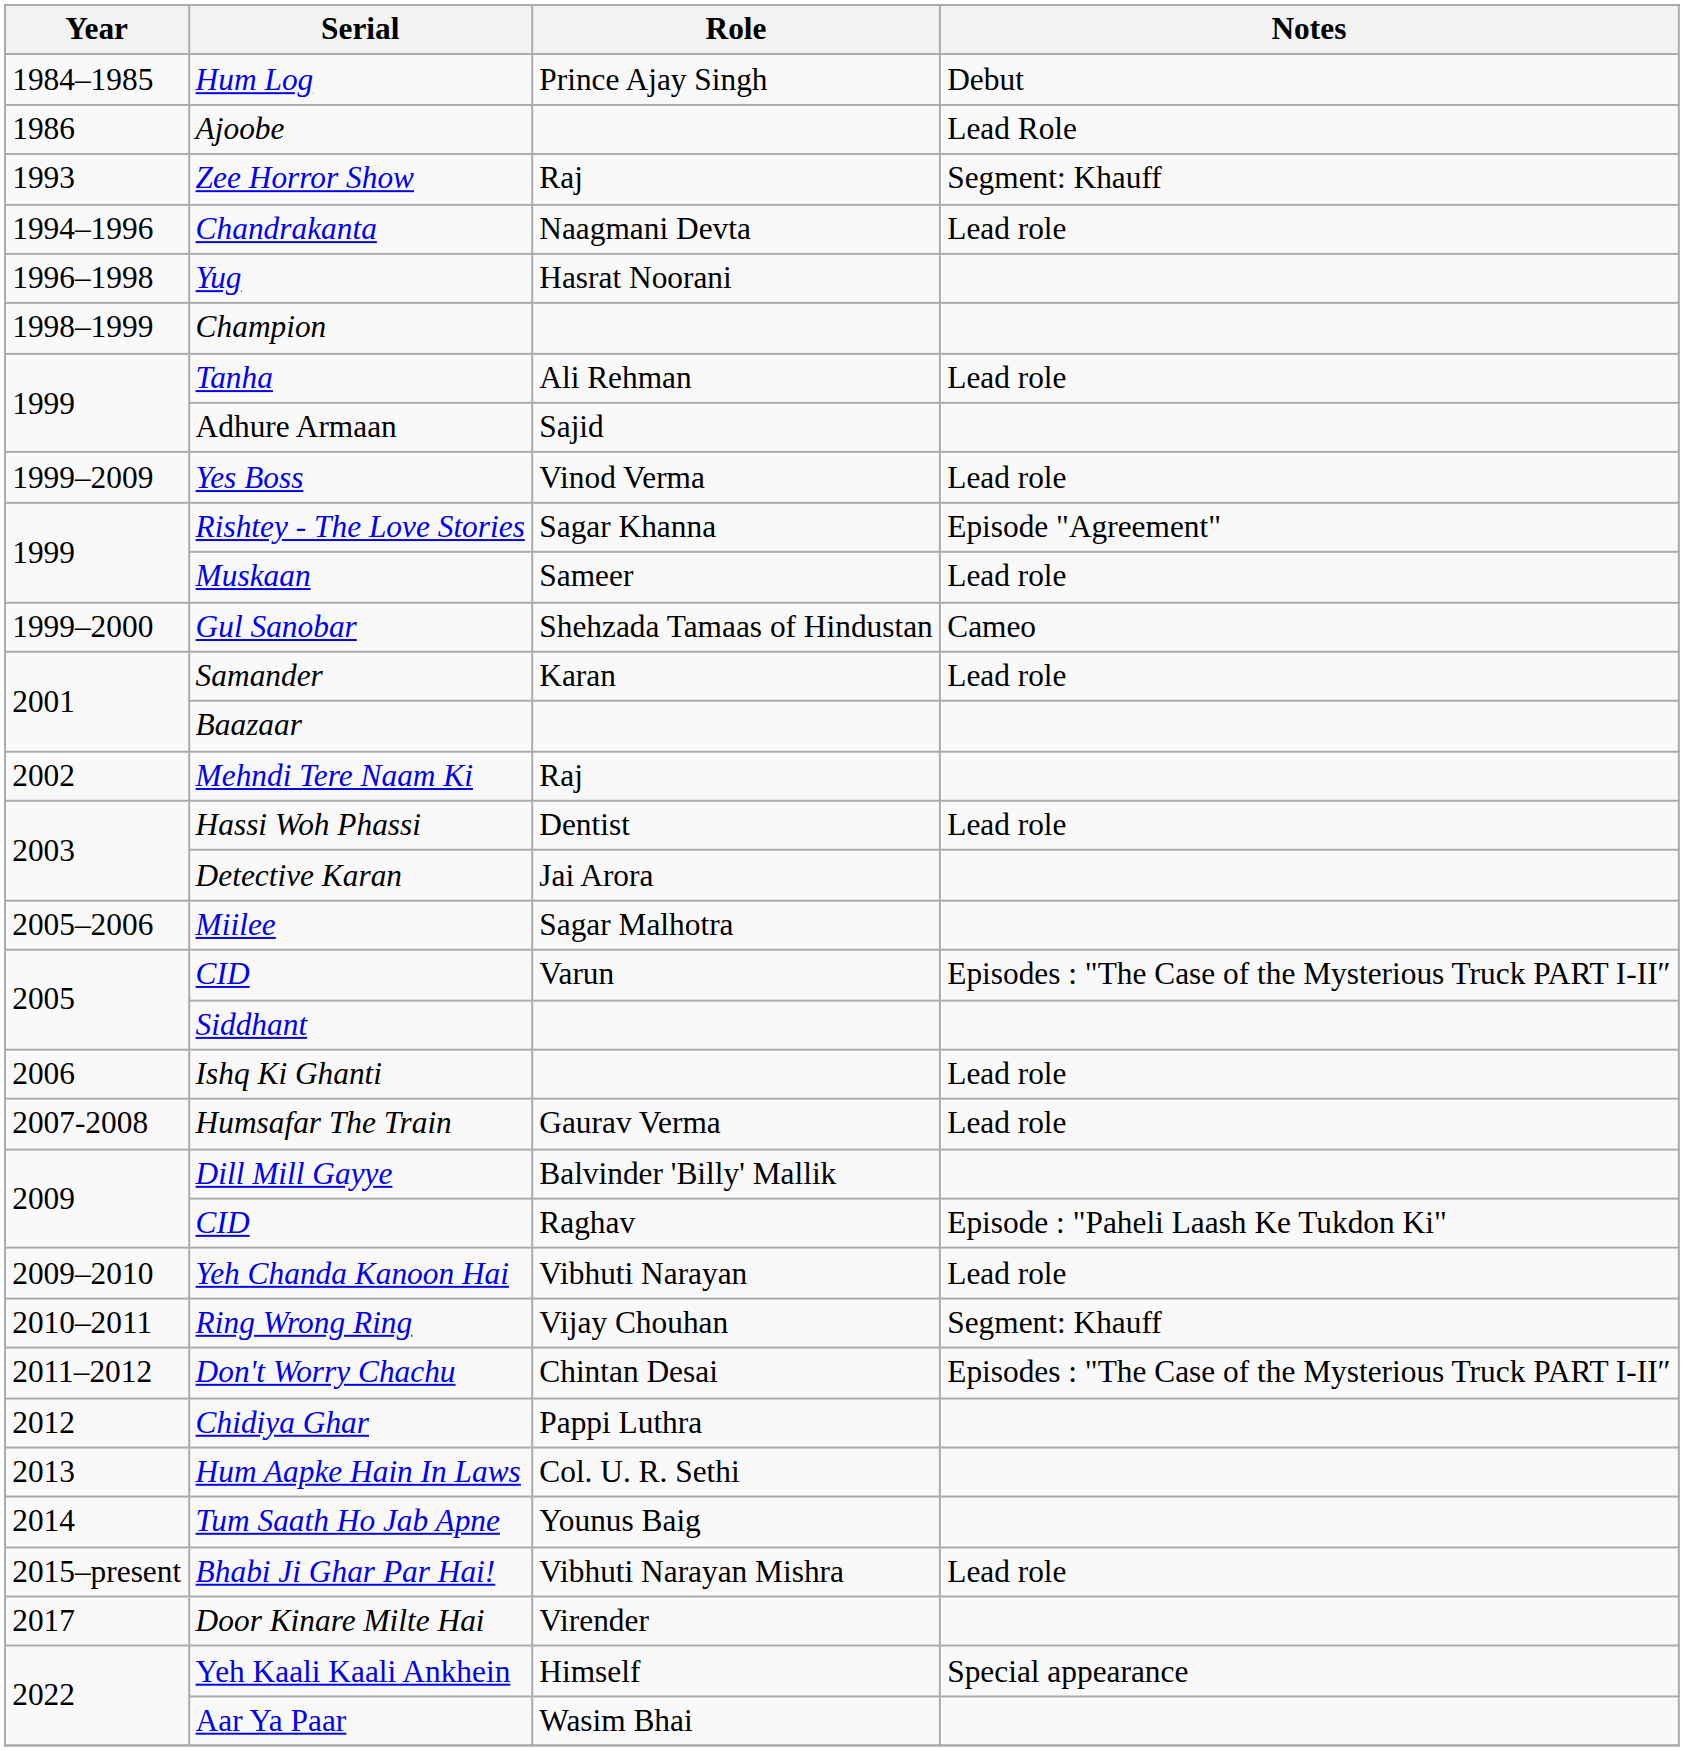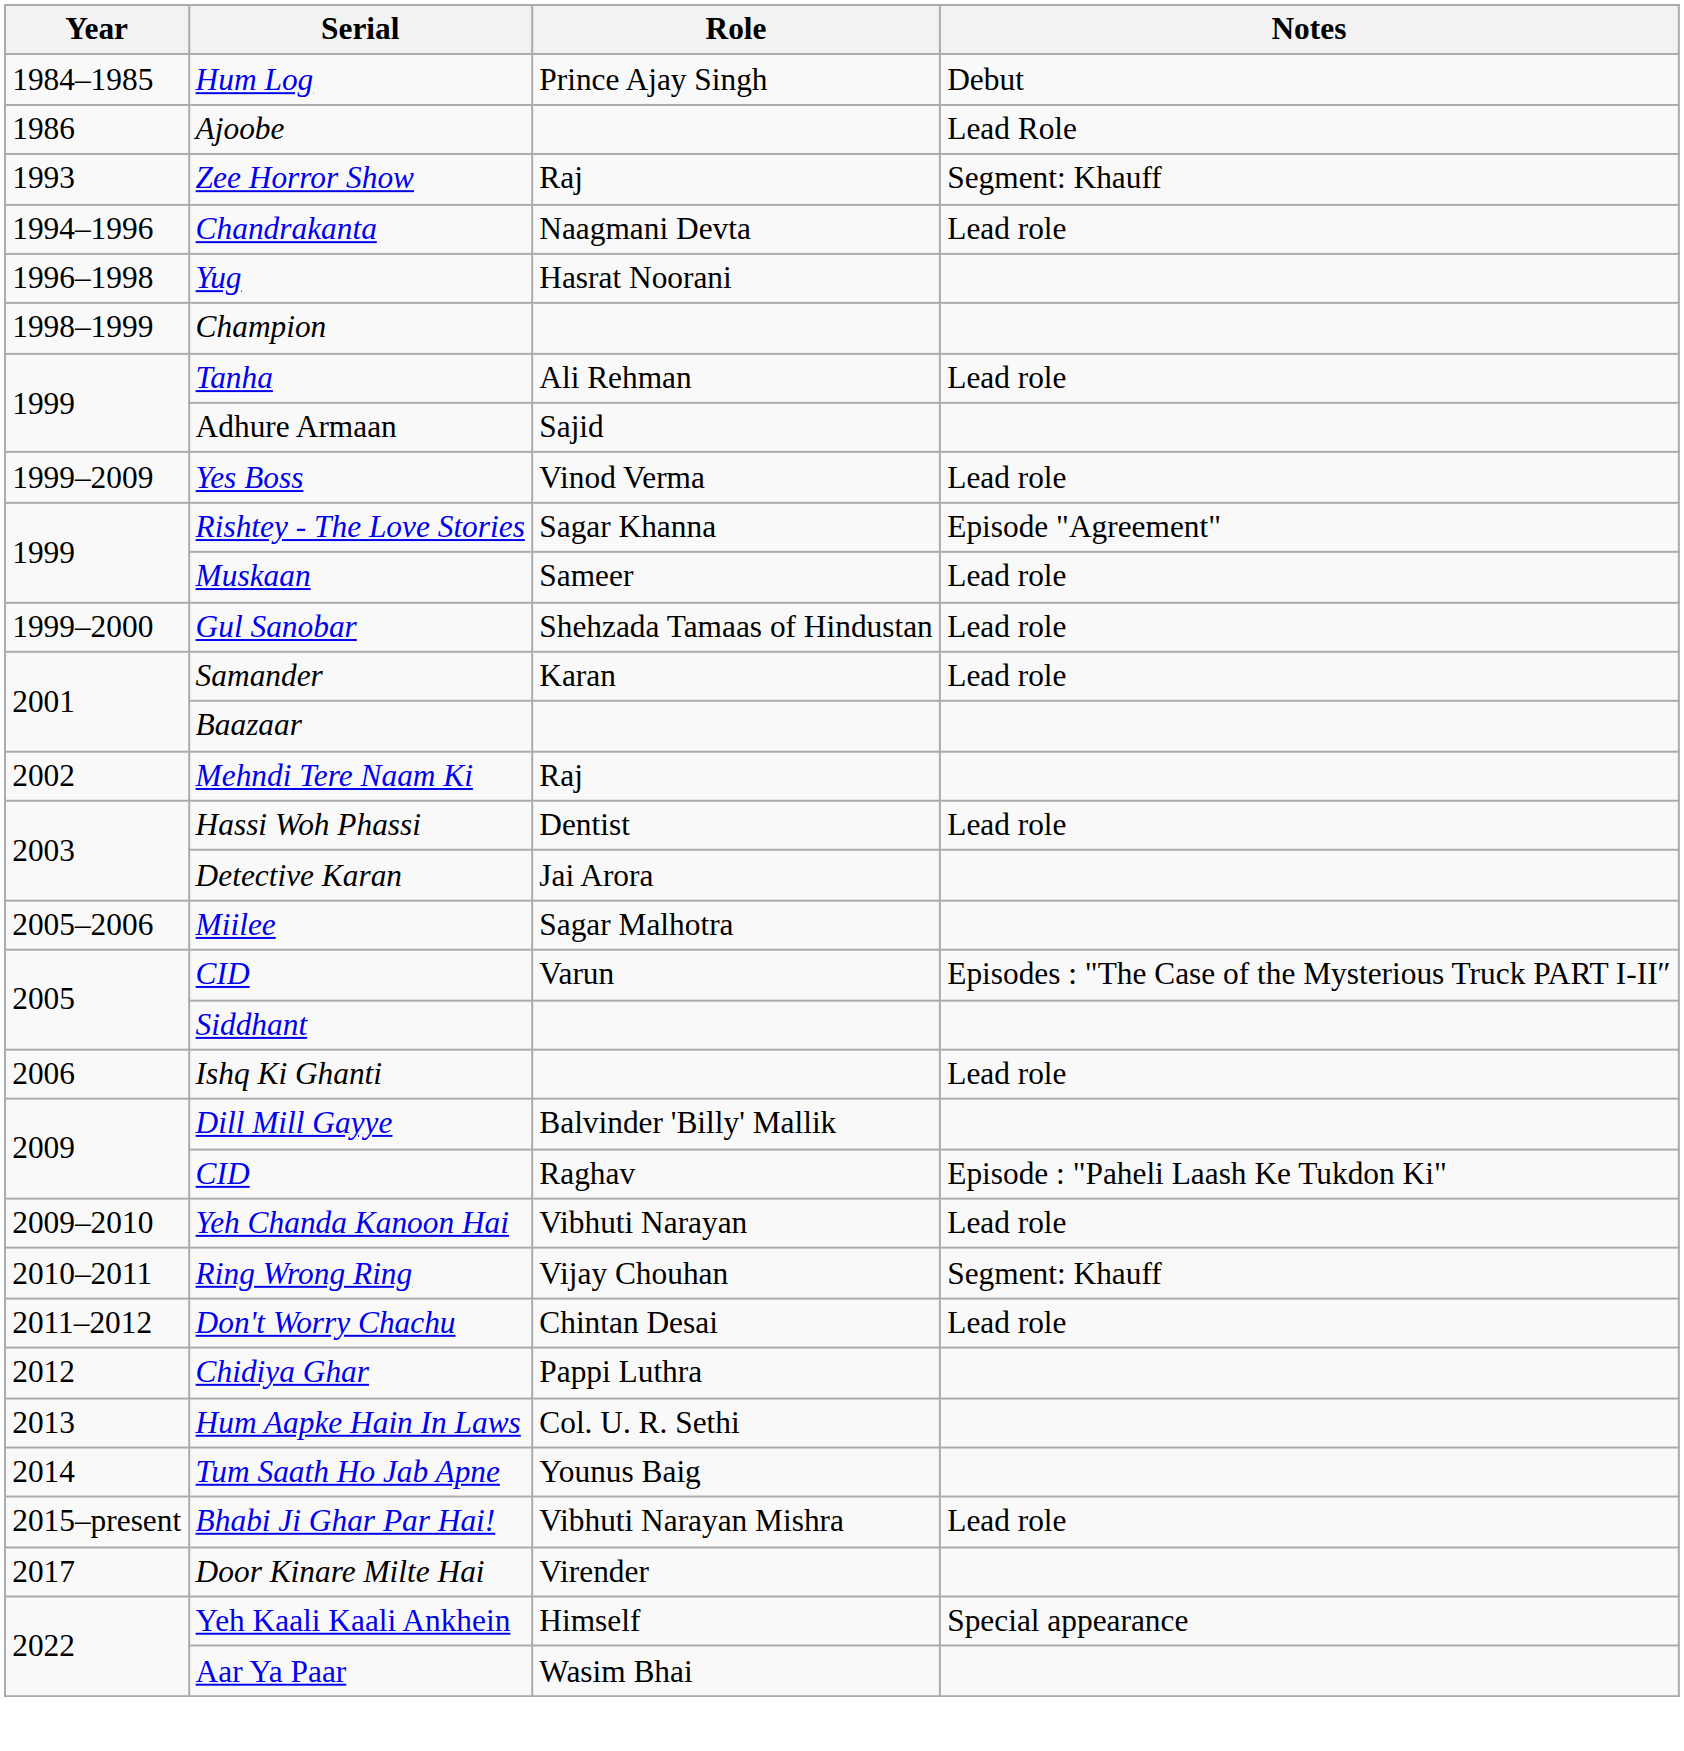(992, 626) Cameo -> (1007, 626) Lead role
- row: (324, 1123)
(1309, 1372) Episodes : "The Case of the Mysterious Truck PART I-II″ -> (1007, 1322) Lead role
